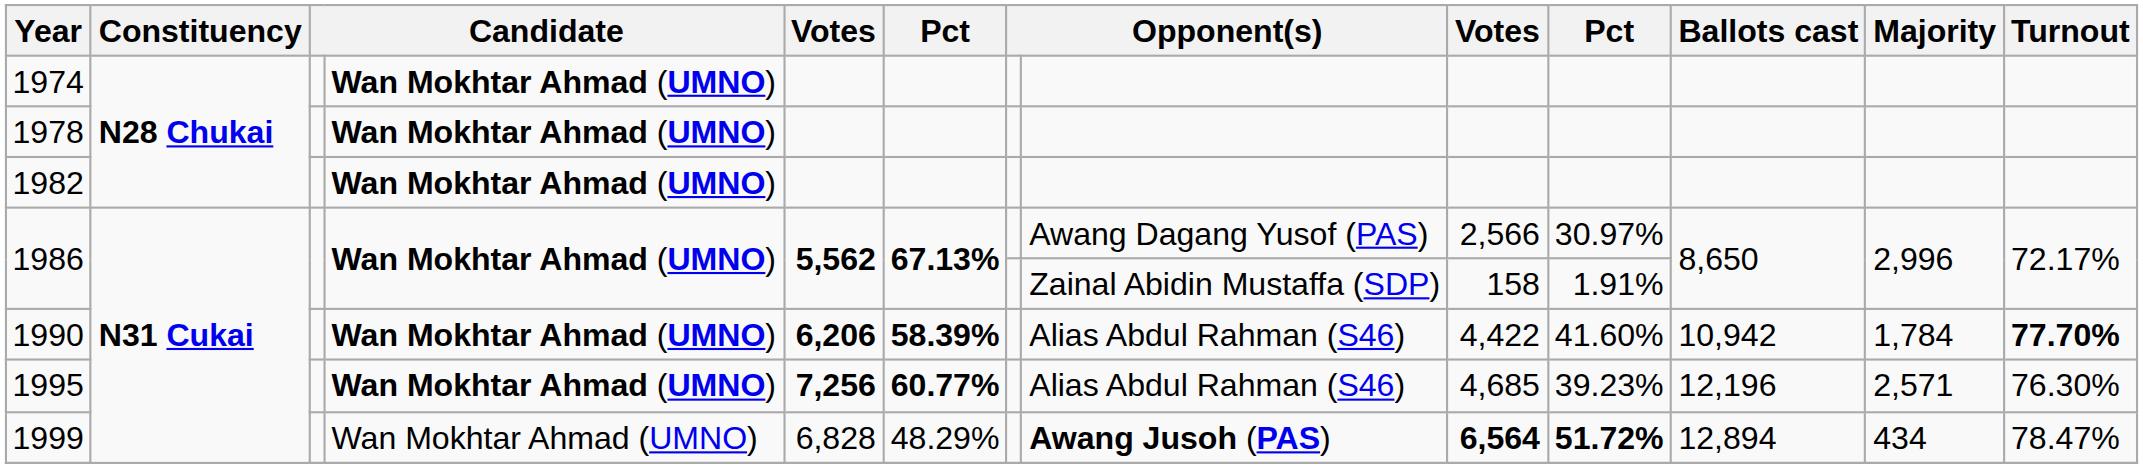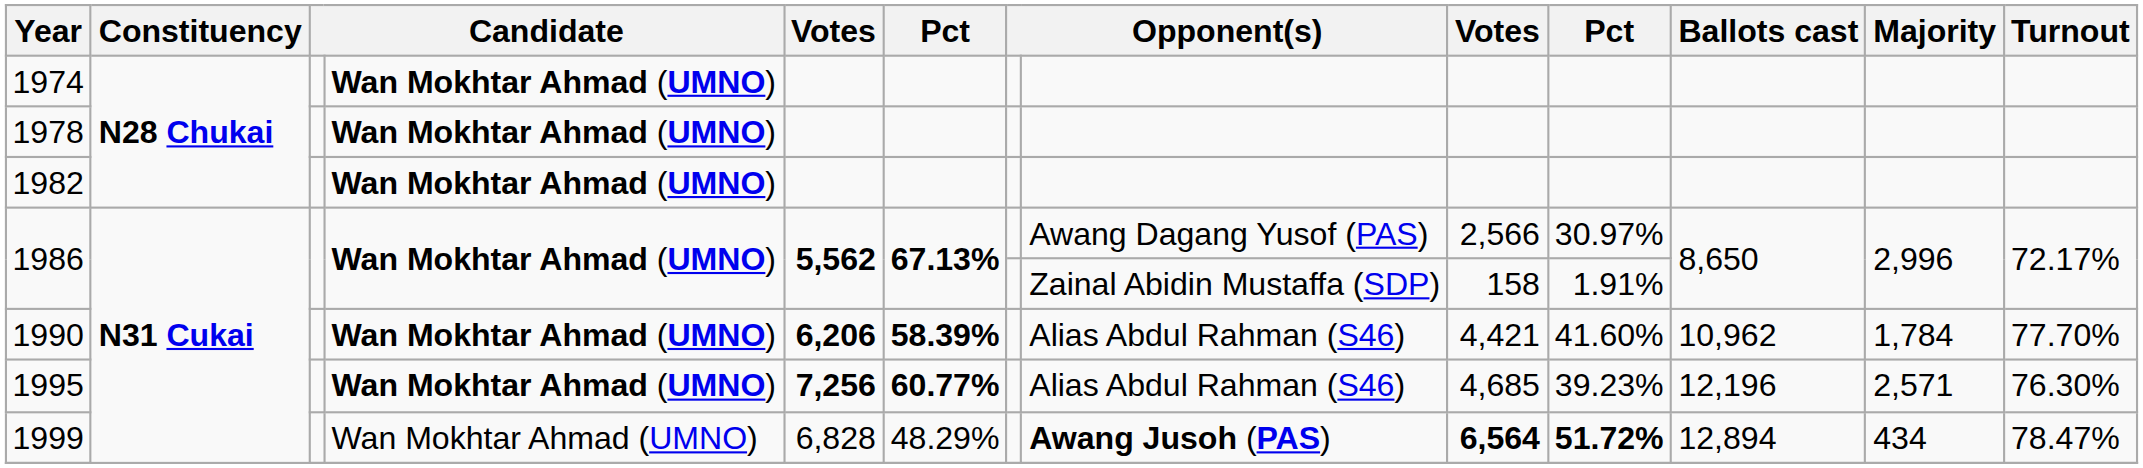(1500, 335) 4,422 -> (1500, 335) 4,421
(1727, 335) 10,942 -> (1727, 335) 10,962
(2065, 335) bold -> (2065, 335) normal
